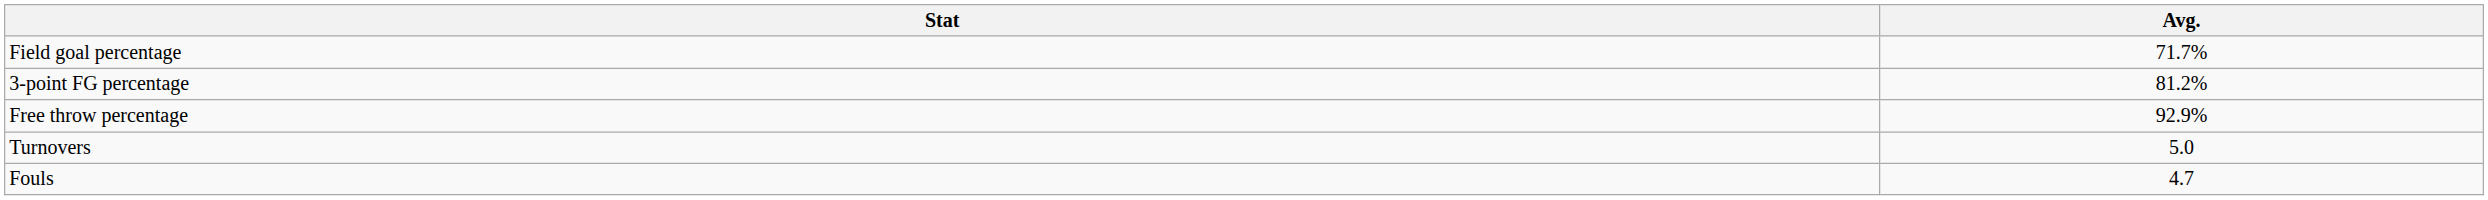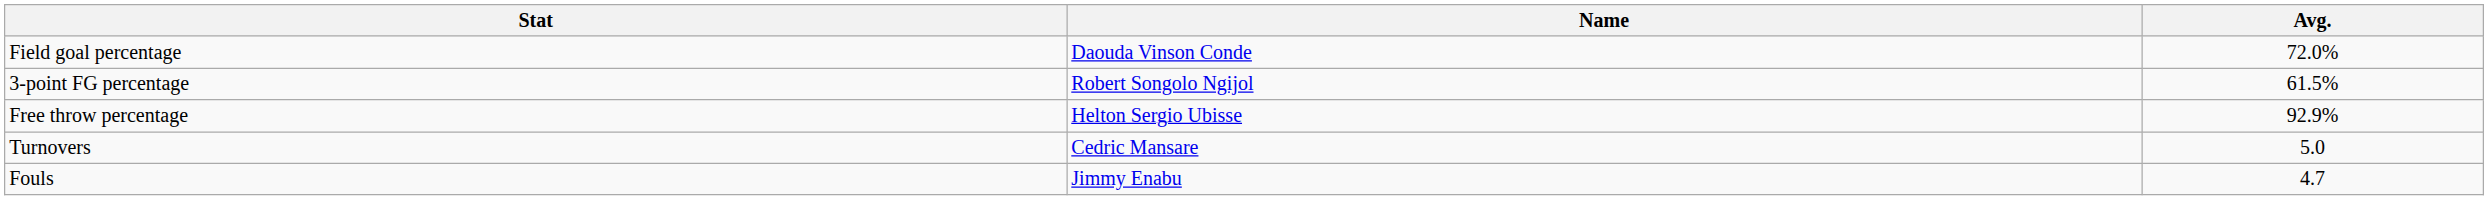+ column: (1604, 20)
(2182, 52) 71.7% -> (2312, 52) 72.0%
(2182, 83) 81.2% -> (2312, 83) 61.5%
